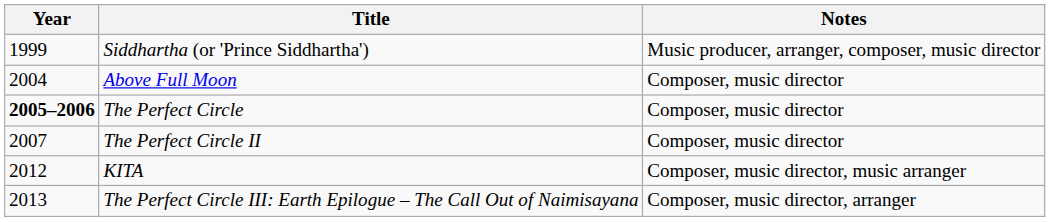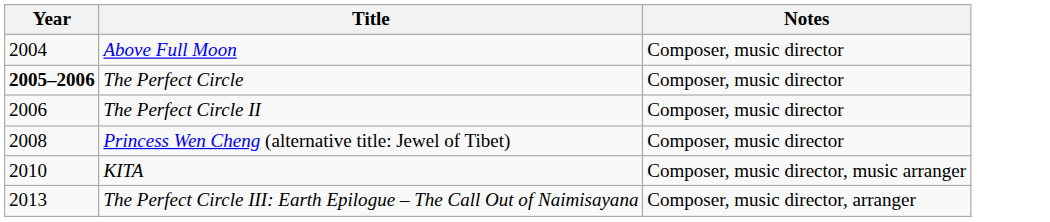- row: (236, 49)
(28, 140) 2007 -> (28, 110) 2006
+ row: (307, 140)
(28, 170) 2012 -> (28, 170) 2010
